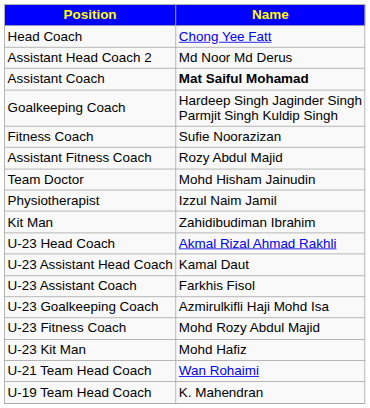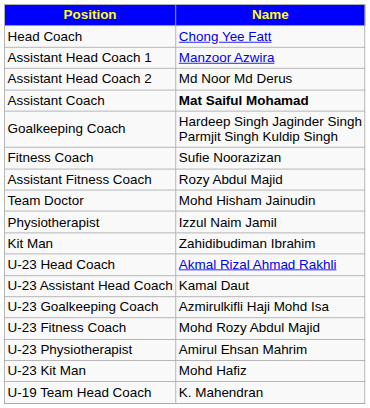+ row: (80, 57)
- row: (72, 286)
+ row: (70, 350)
- row: (79, 371)
